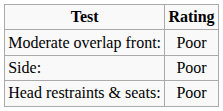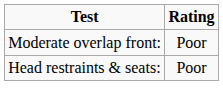- row: (25, 67)
